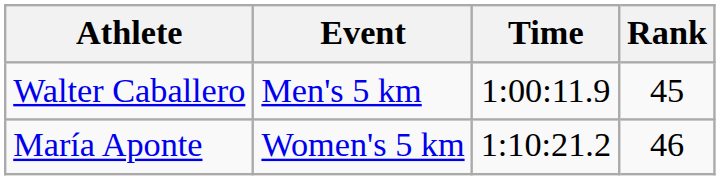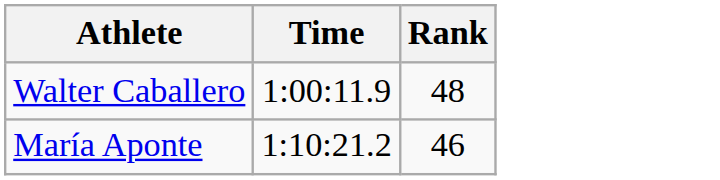- column: (363, 33)
(667, 89) 45 -> (448, 89) 48
